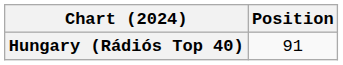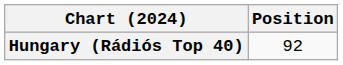(293, 46) 91 -> (293, 46) 92
